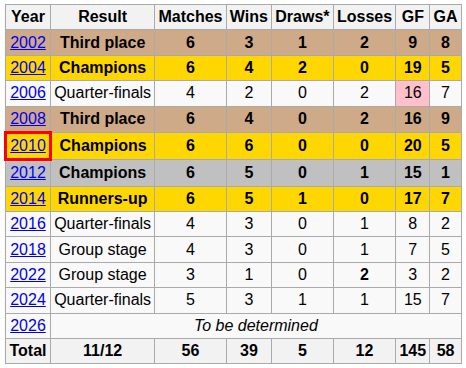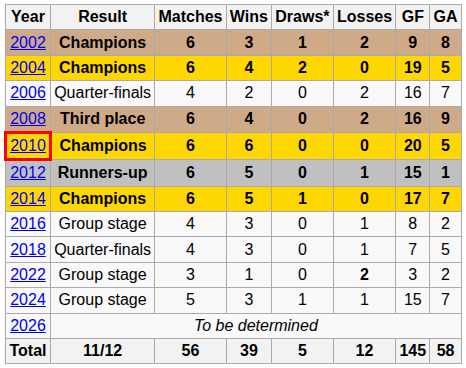(103, 42) Third place -> (103, 42) Champions
(413, 93) pink background -> (413, 93) no background
(103, 172) Champions -> (103, 172) Runners-up
(103, 198) Runners-up -> (103, 198) Champions
(103, 224) Quarter-finals -> (103, 224) Group stage
(103, 249) Group stage -> (103, 249) Quarter-finals
(103, 300) Quarter-finals -> (103, 300) Group stage
